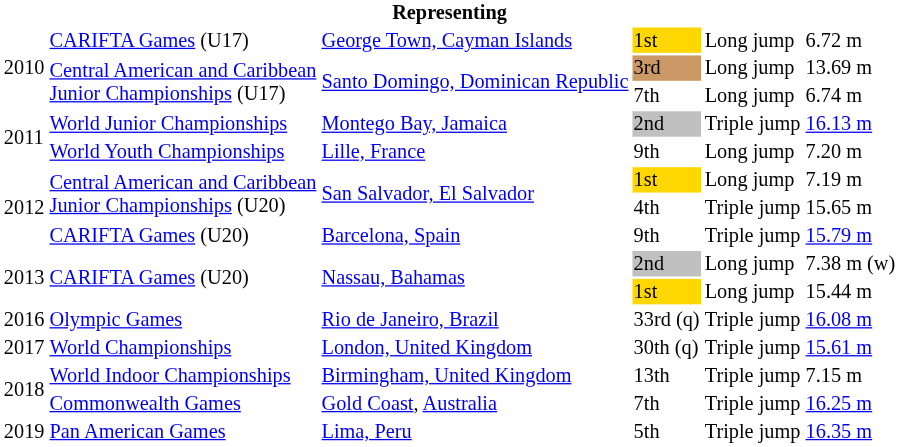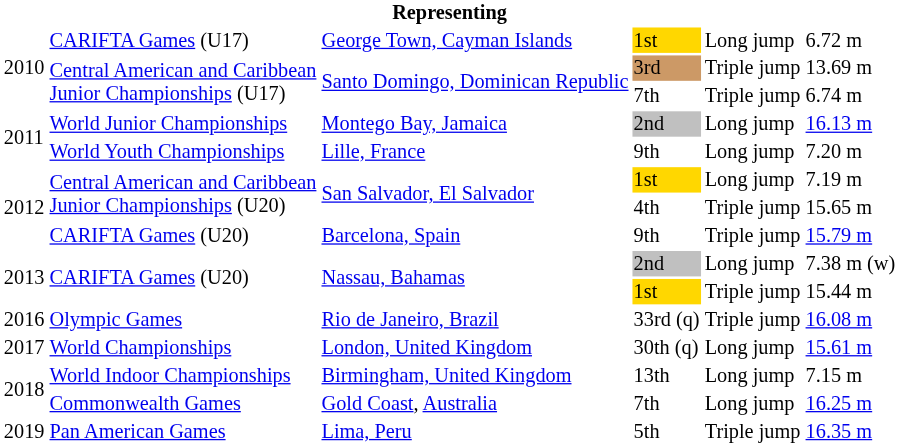(750, 67) Long jump -> (753, 67) Triple jump
(750, 95) Long jump -> (753, 95) Triple jump
(753, 123) Triple jump -> (750, 123) Long jump
(750, 291) Long jump -> (753, 291) Triple jump
(753, 347) Triple jump -> (750, 347) Long jump
(753, 375) Triple jump -> (750, 375) Long jump
(753, 403) Triple jump -> (750, 403) Long jump
